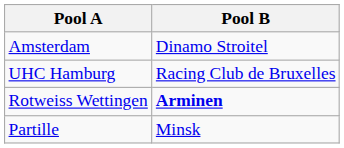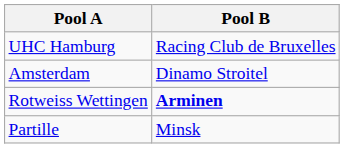rows swapped: (62, 73) <-> (49, 45)
